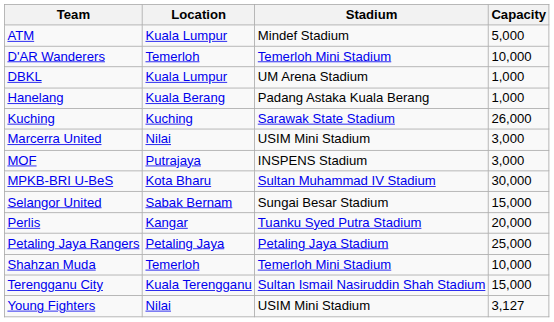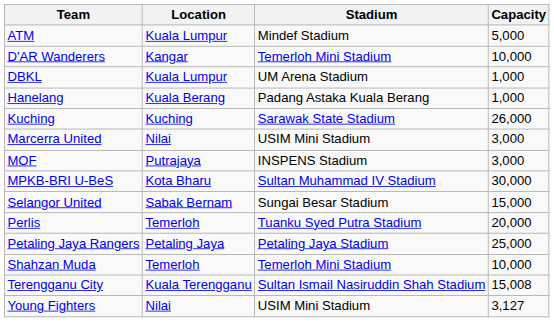(172, 56) Temerloh -> (167, 56) Kangar
(167, 222) Kangar -> (172, 222) Temerloh
(511, 285) 15,000 -> (511, 285) 15,008
